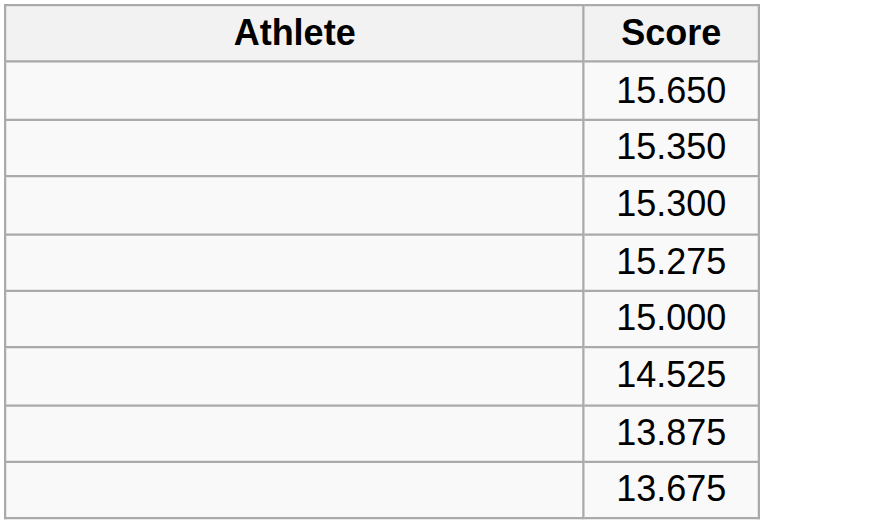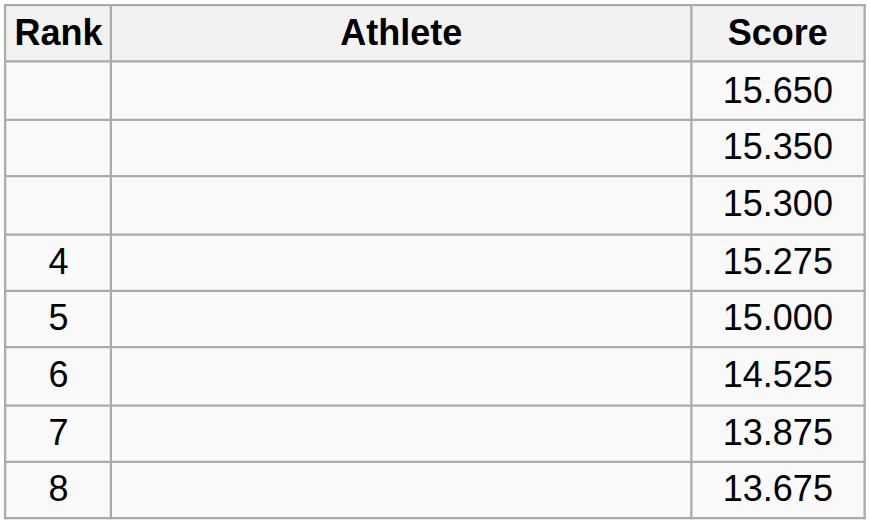+ column: (58, 33)
